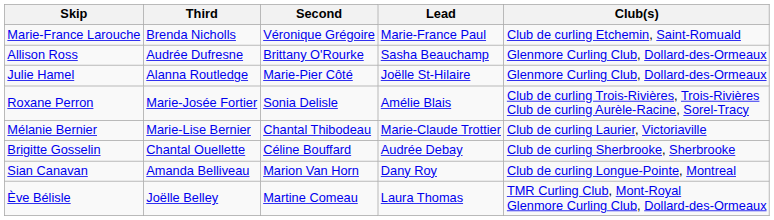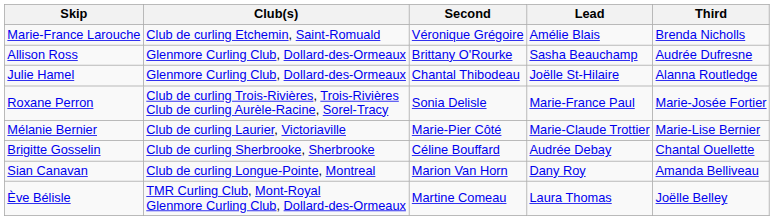columns swapped: (202, 14) <-> (637, 14)
(433, 34) Marie-France Paul -> (565, 34) Amélie Blais
(308, 75) Marie-Pier Côté -> (466, 75) Chantal Thibodeau
(416, 103) Amélie Blais -> (582, 103) Marie-France Paul
(317, 130) Chantal Thibodeau -> (457, 130) Marie-Pier Côté
